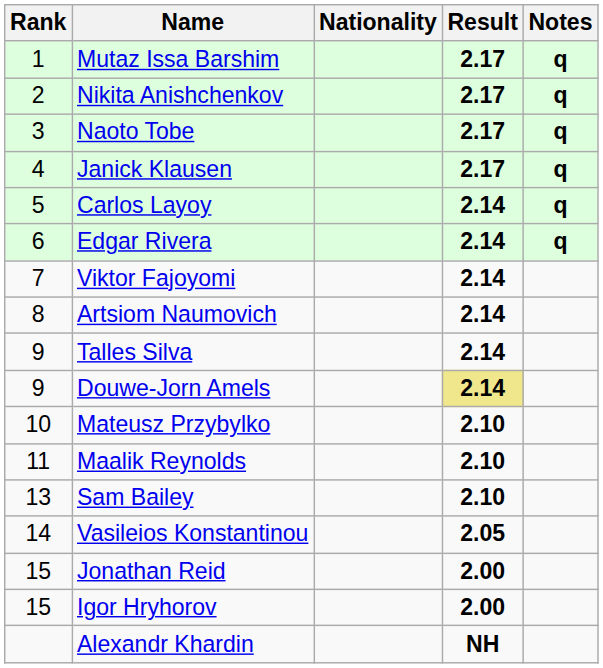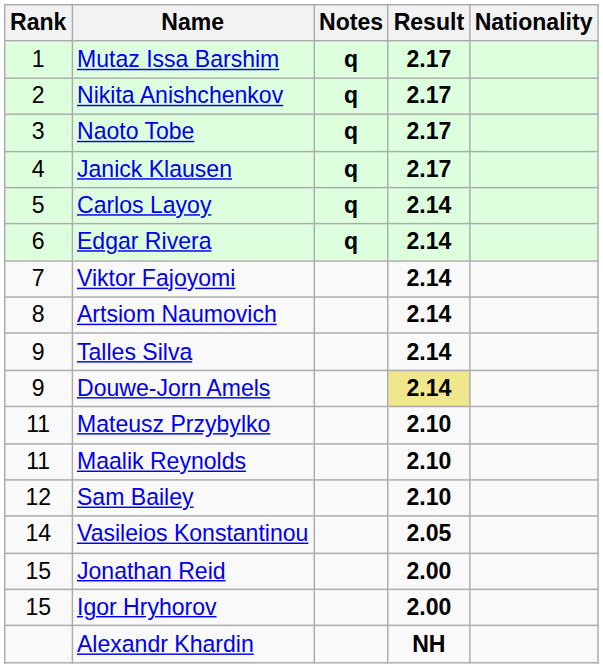columns swapped: (378, 22) <-> (560, 22)
(38, 424) 10 -> (38, 424) 11
(38, 497) 13 -> (38, 497) 12
